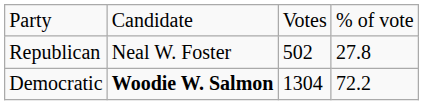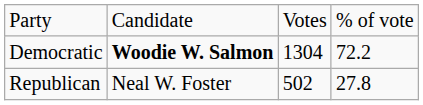rows swapped: (56, 83) <-> (55, 52)
